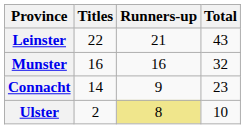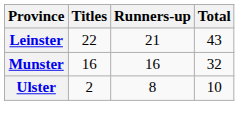- row: (39, 87)
(159, 111) khaki background -> (152, 87) no background
